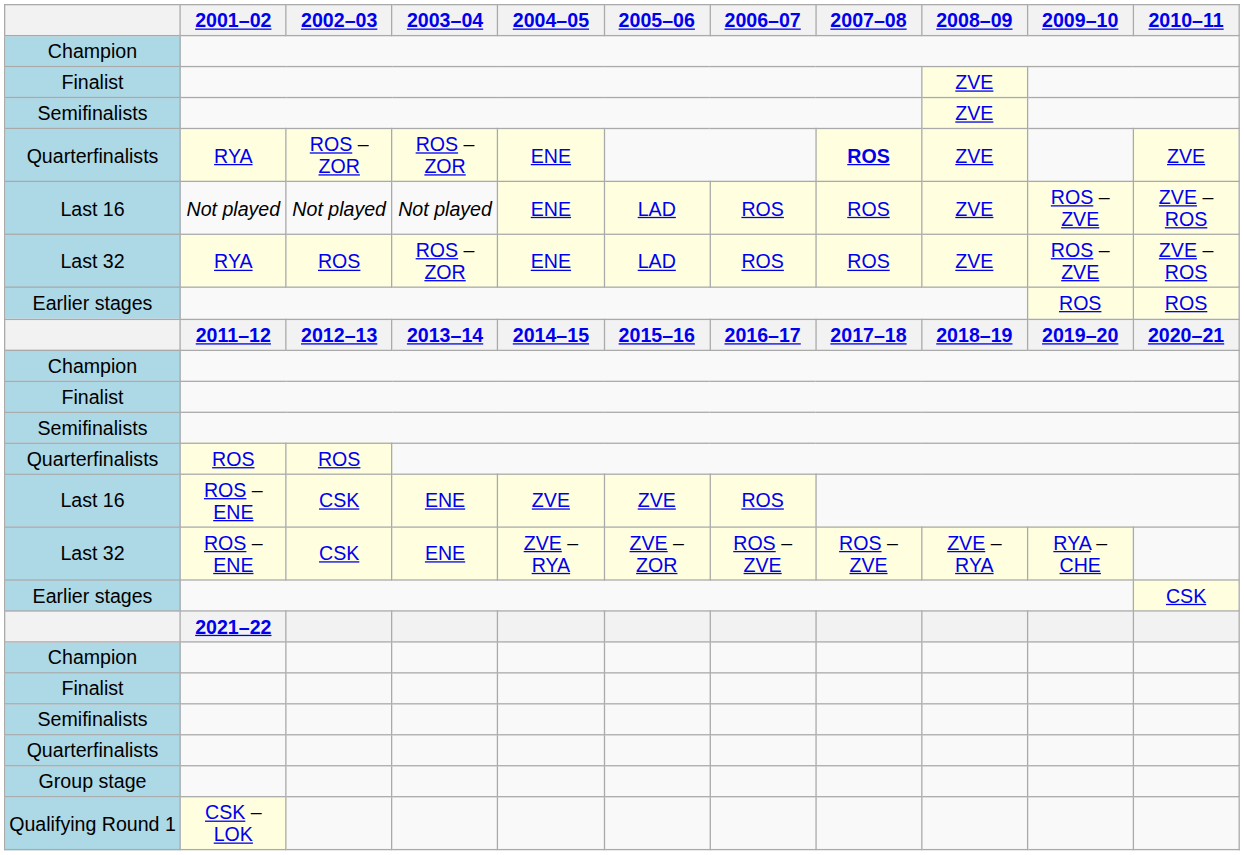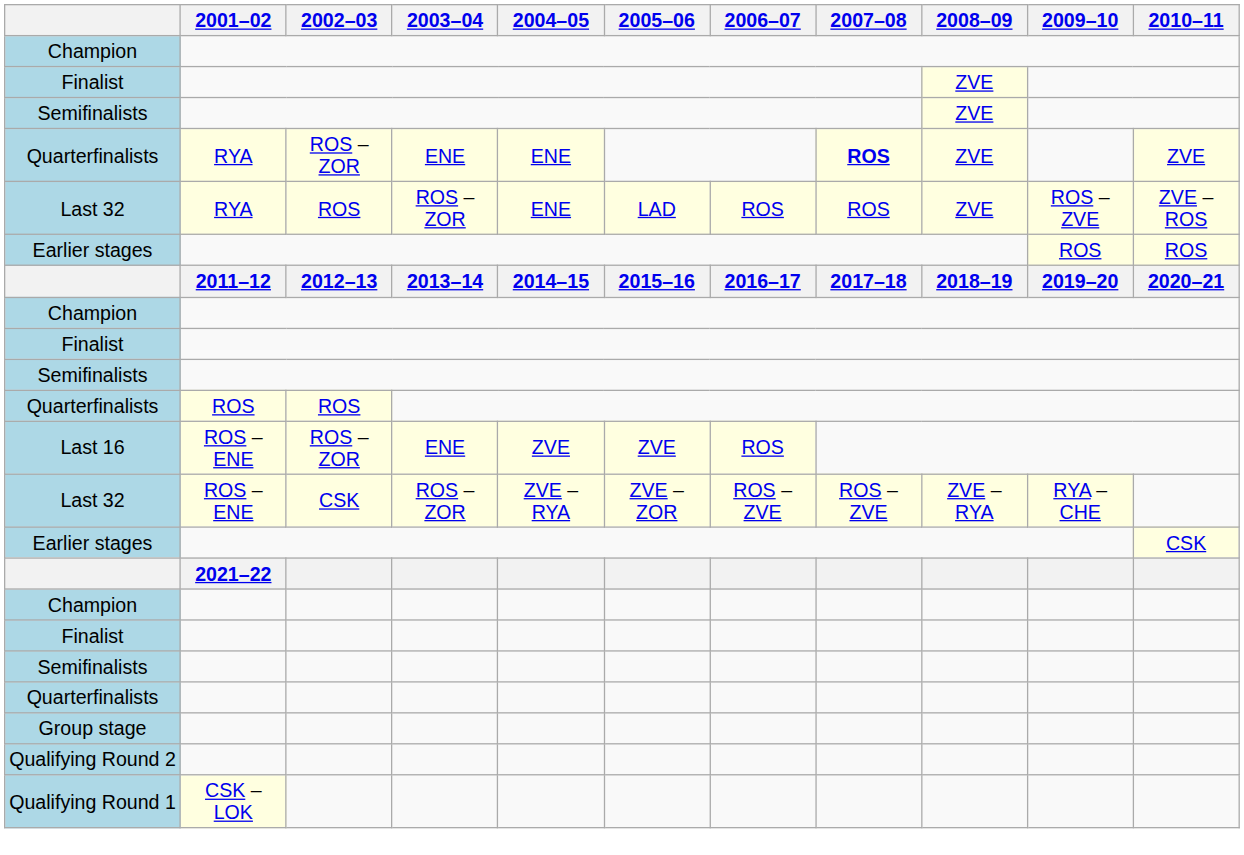(445, 155) ROS – ZOR -> (445, 155) ENE
- row: (93, 208)
(339, 501) CSK -> (339, 448) ROS – ZOR
(445, 554) ENE -> (445, 501) ROS – ZOR
+ row: (93, 760)
